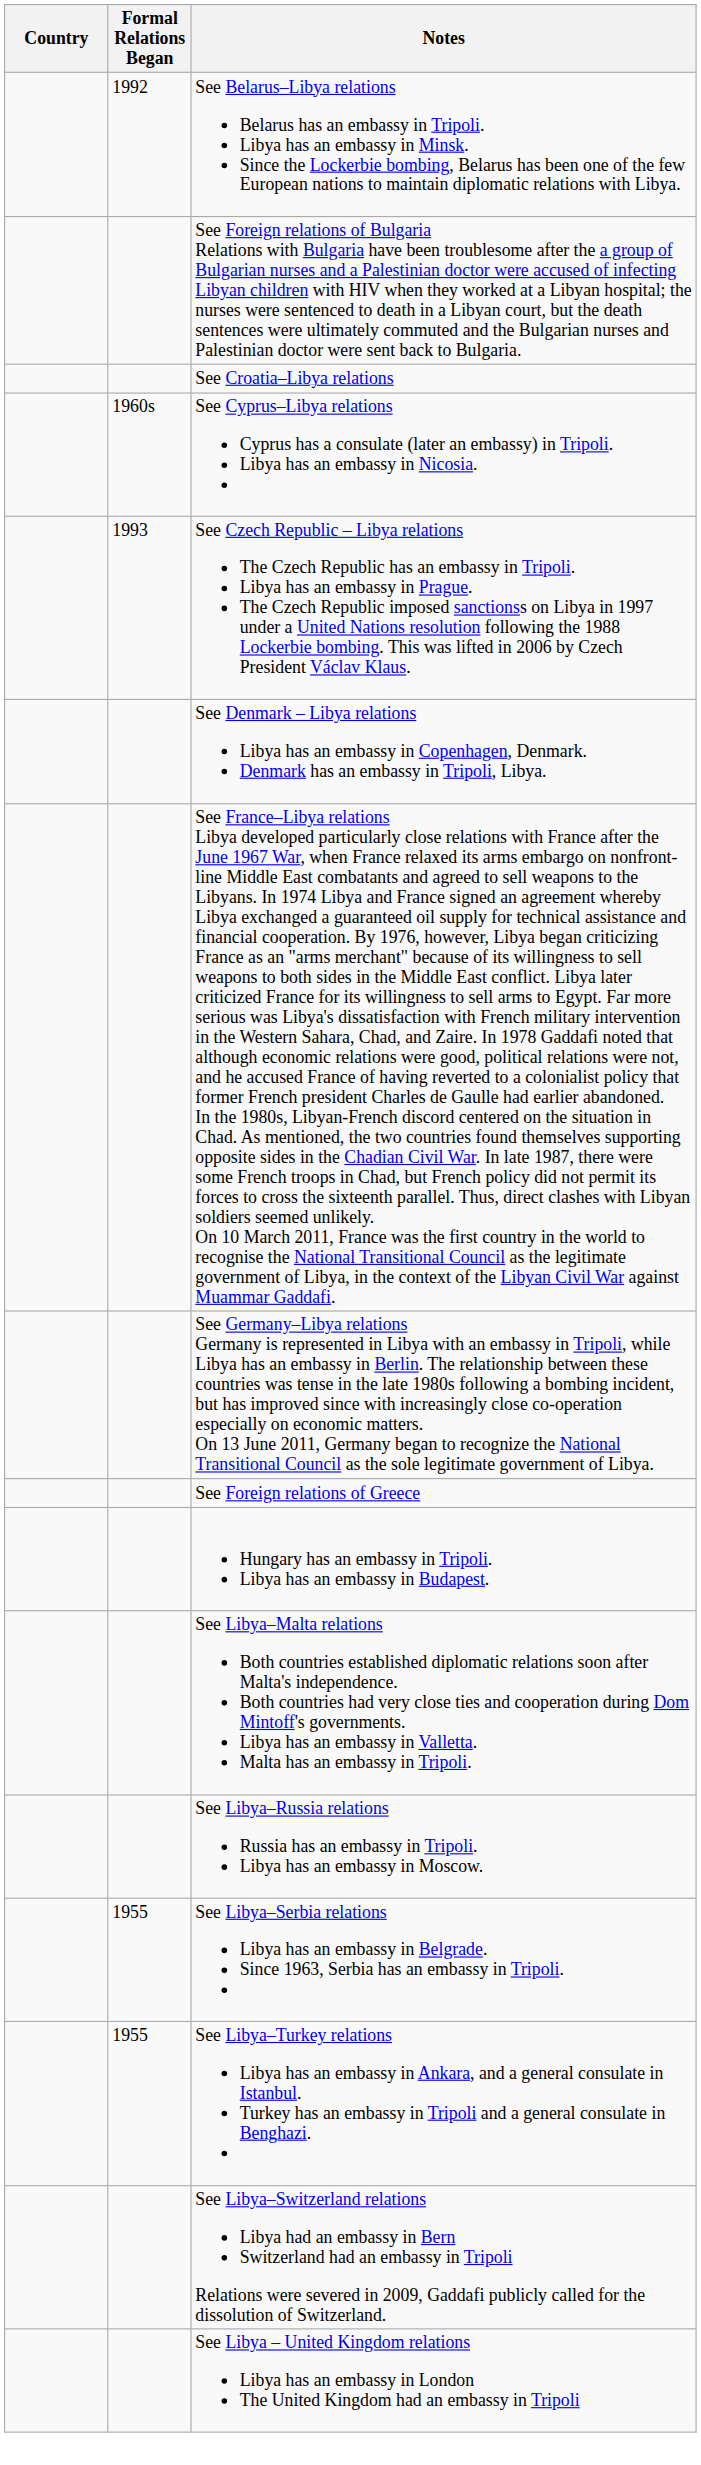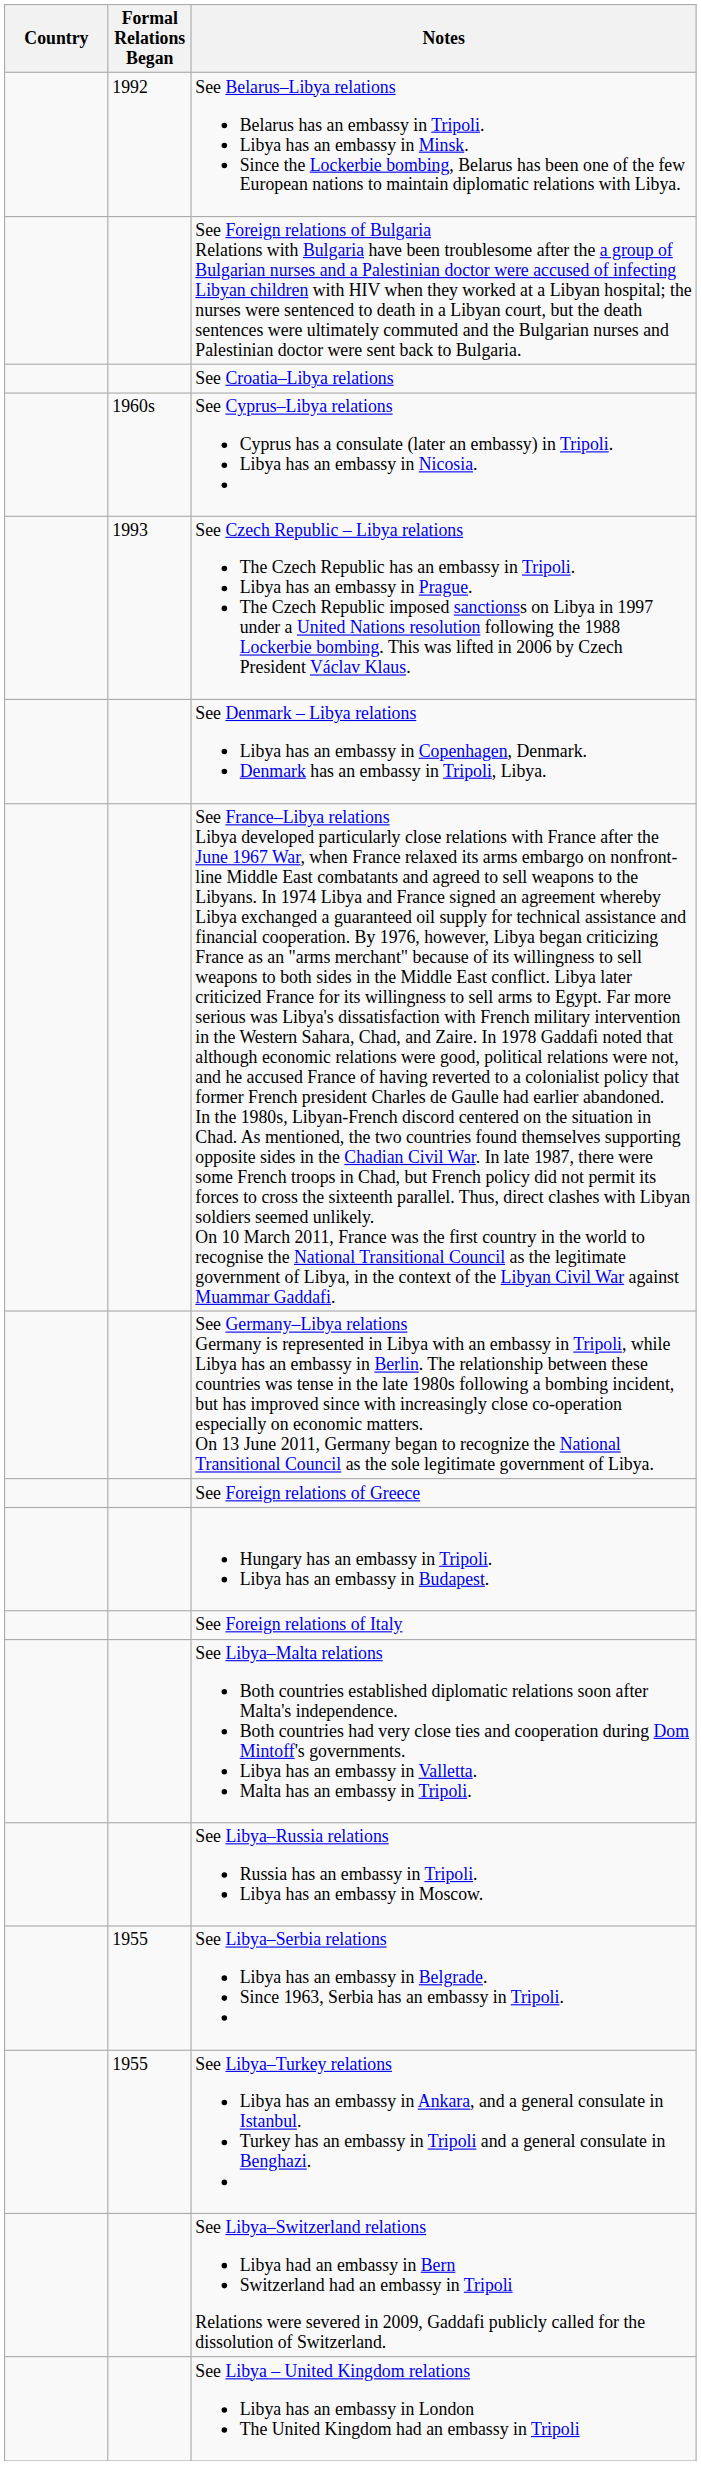+ row: (299, 1624)
